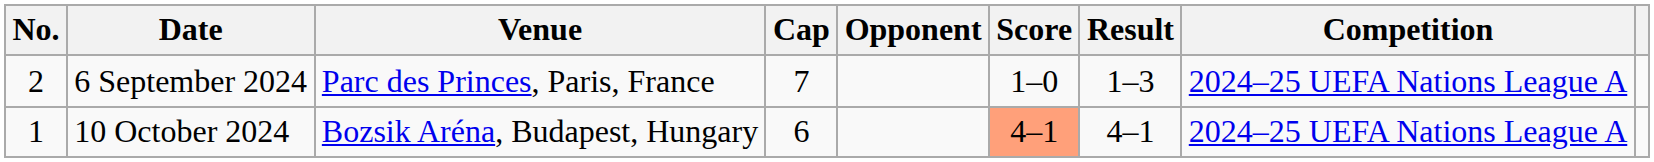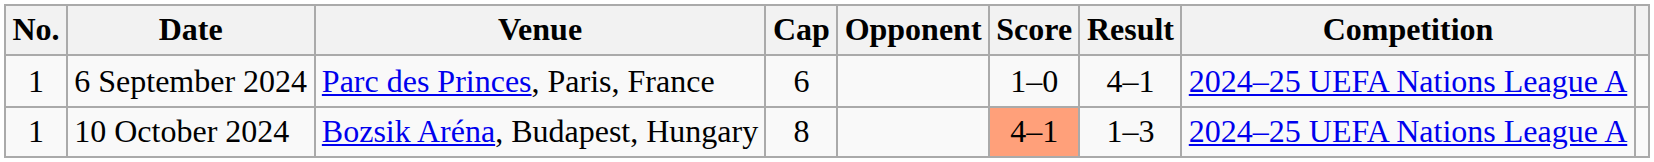(36, 80) 2 -> (36, 80) 1
(801, 80) 7 -> (801, 80) 6
(1130, 80) 1–3 -> (1130, 80) 4–1
(801, 131) 6 -> (801, 131) 8
(1130, 131) 4–1 -> (1130, 131) 1–3
